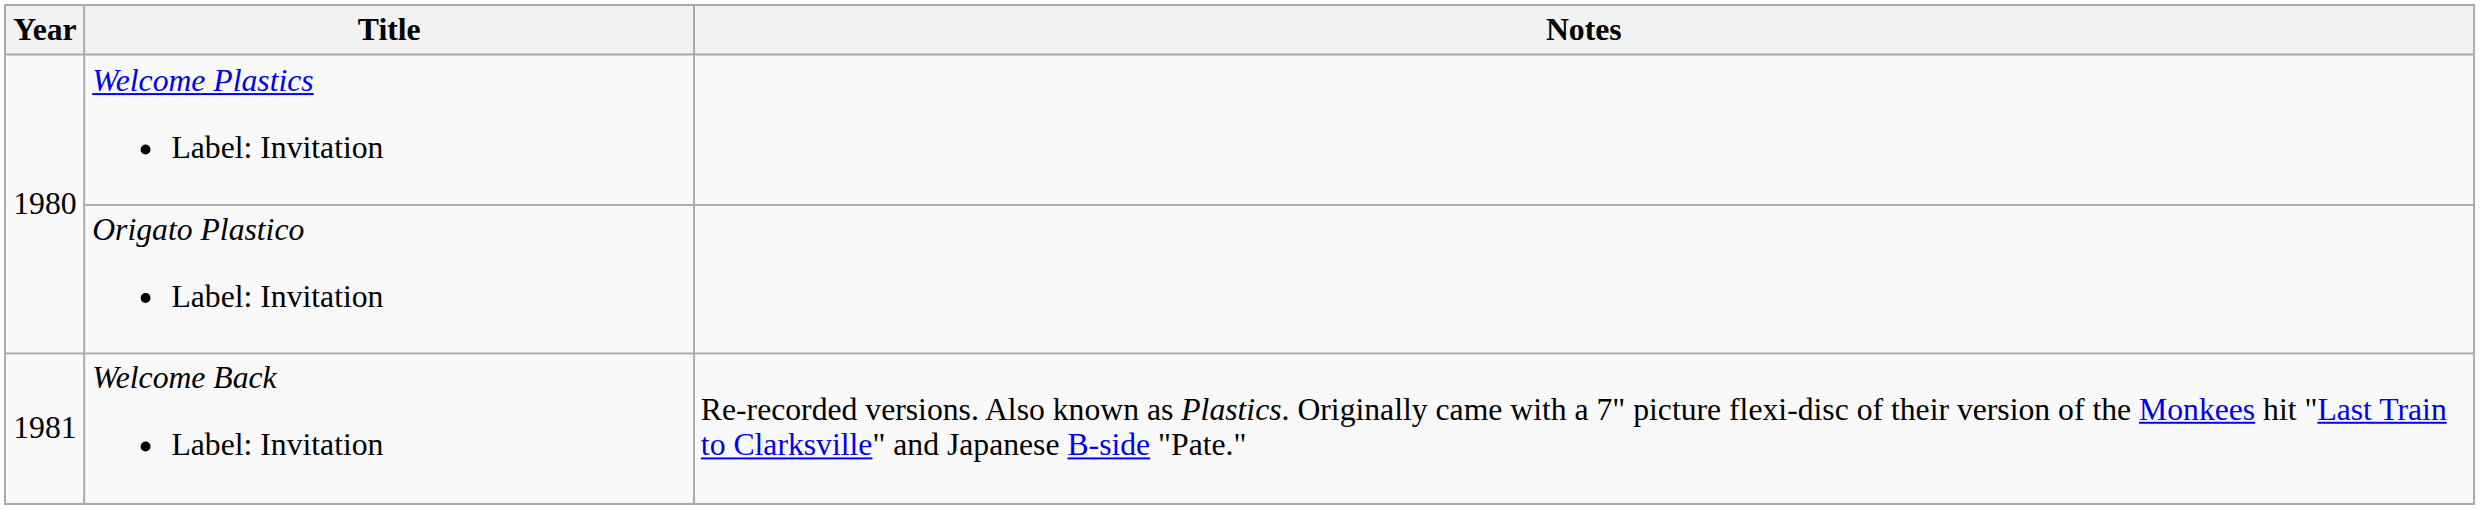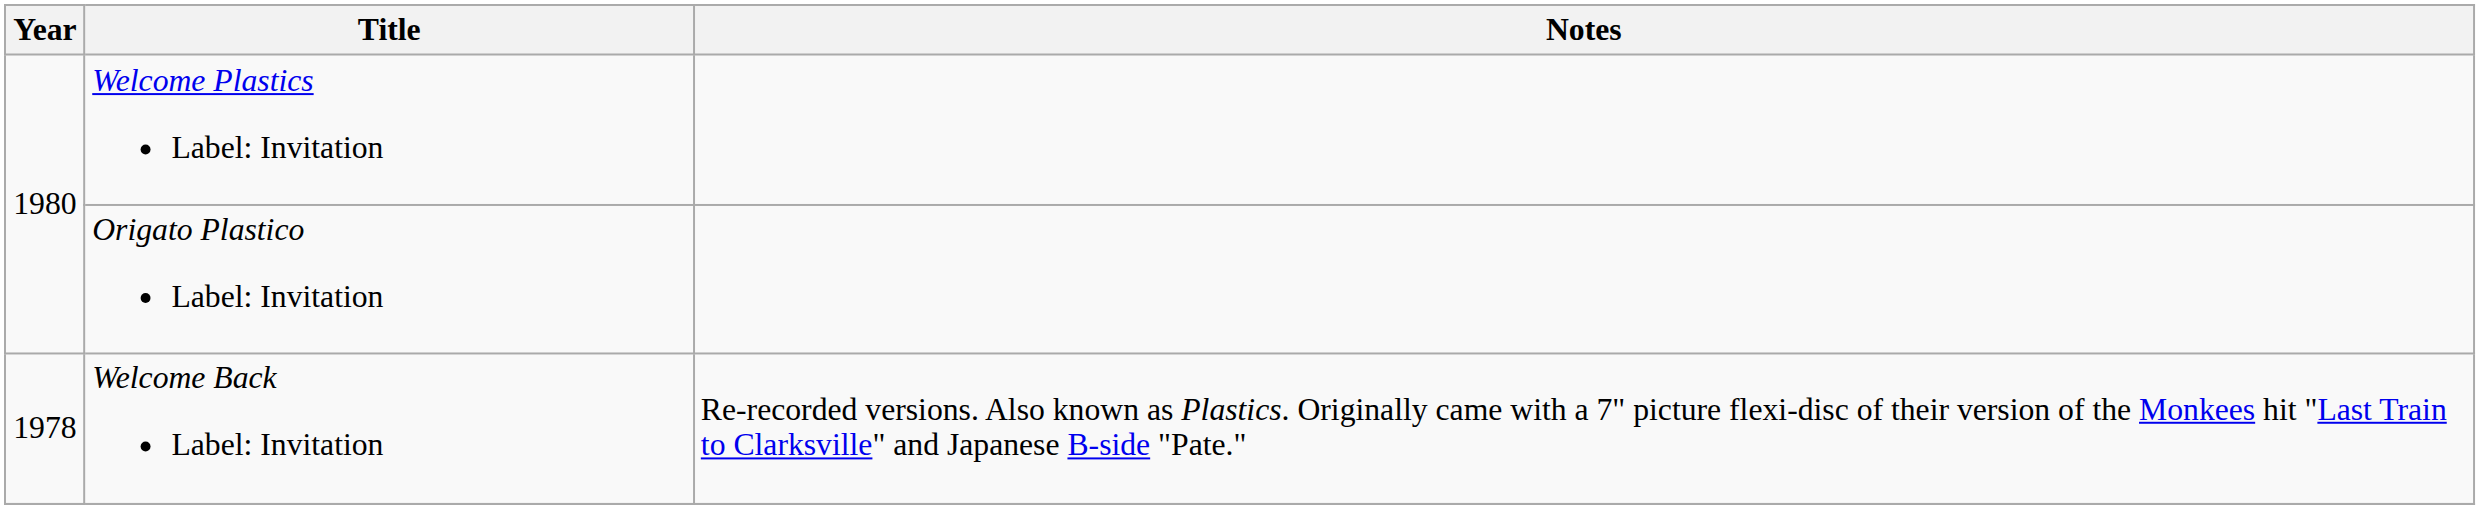(45, 427) 1981 -> (45, 427) 1978
